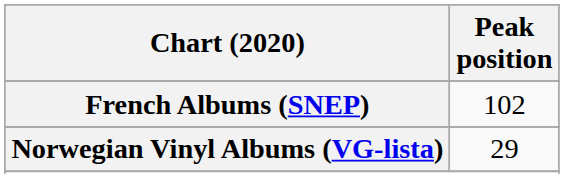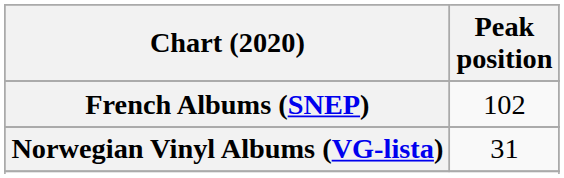(504, 148) 29 -> (504, 148) 31
